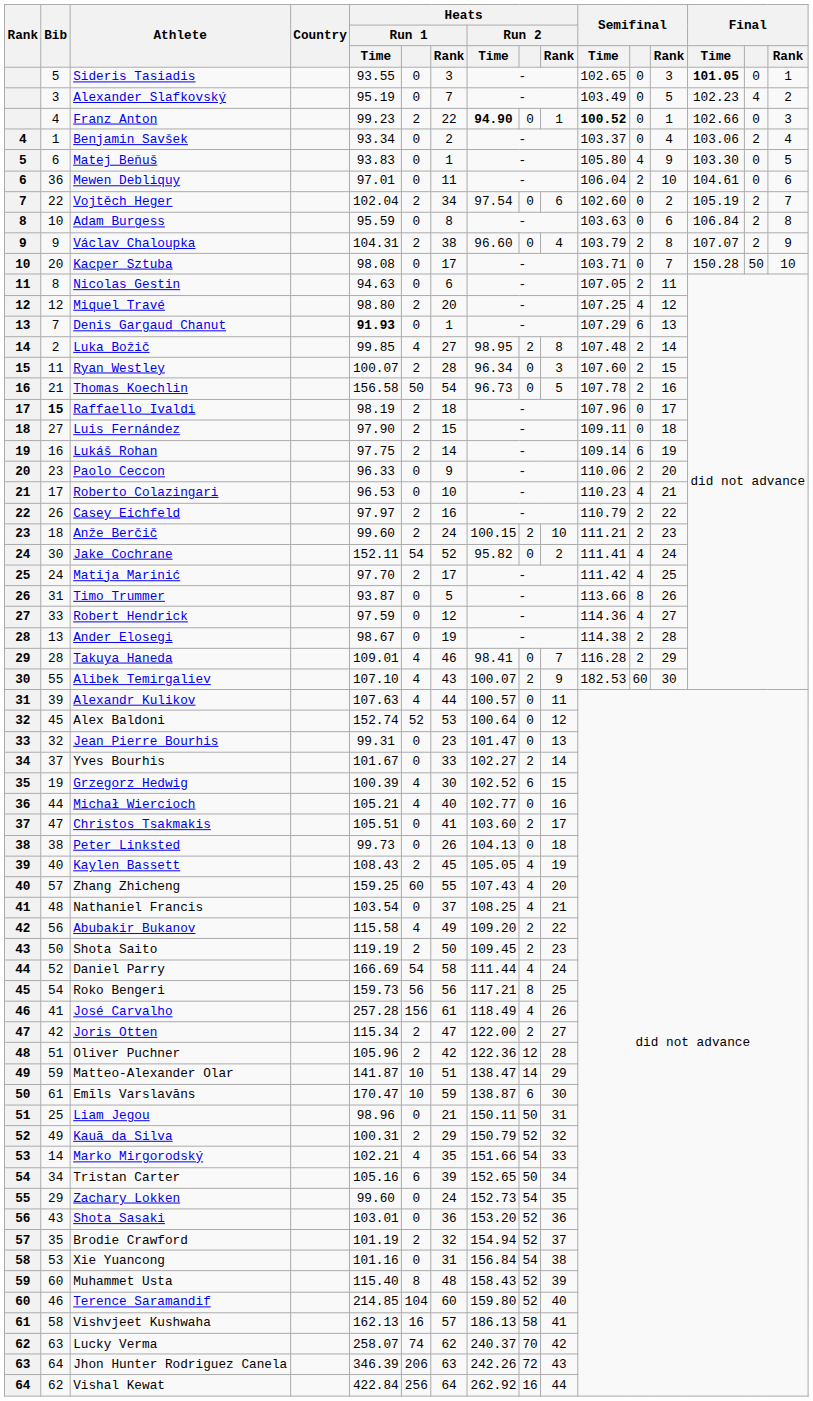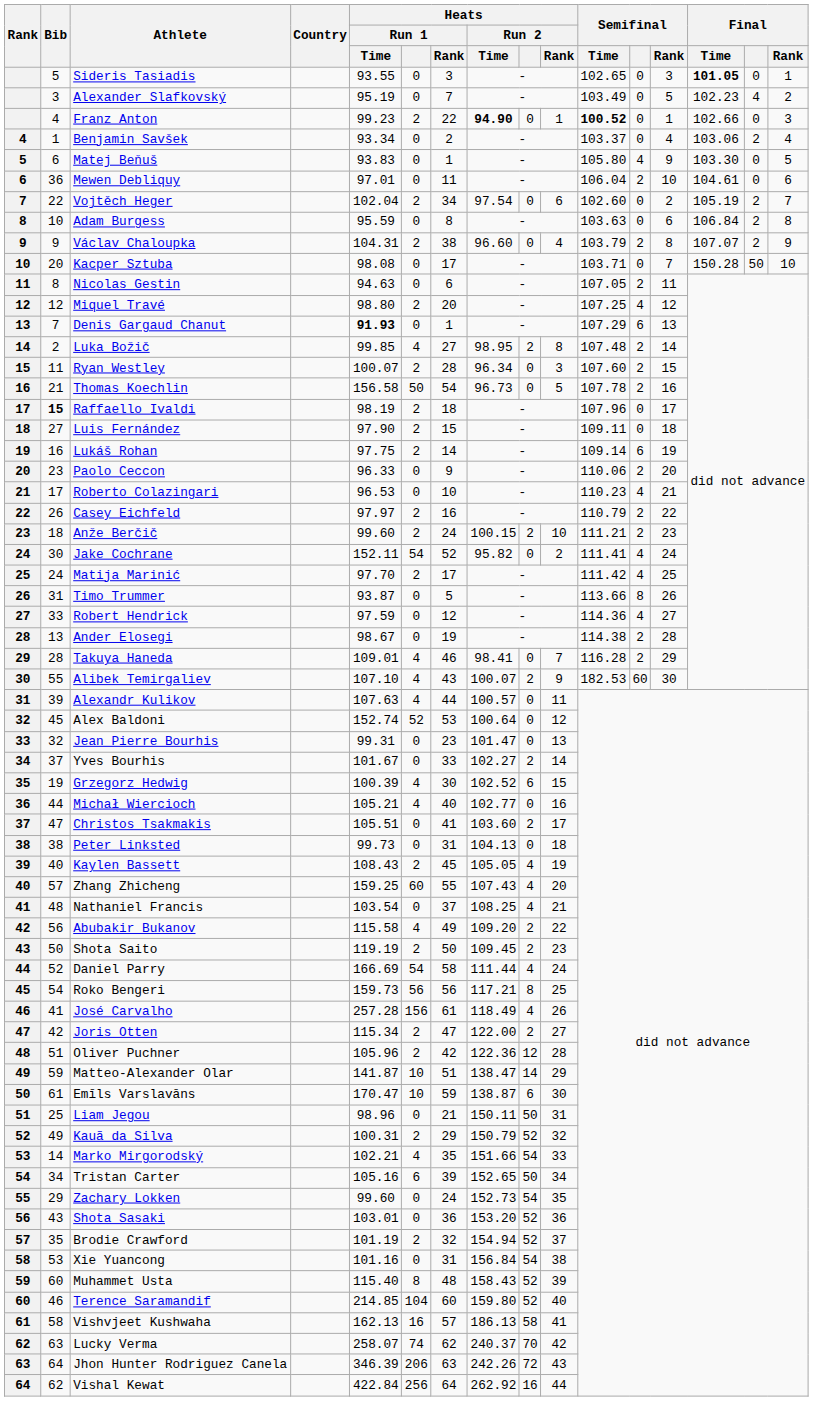(449, 845) 26 -> (449, 845) 31
